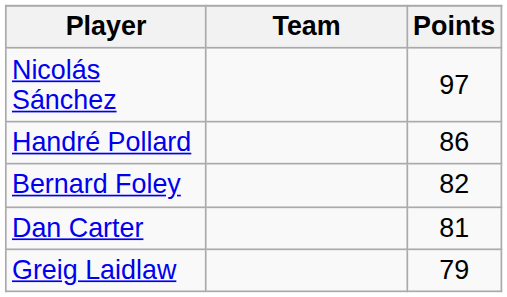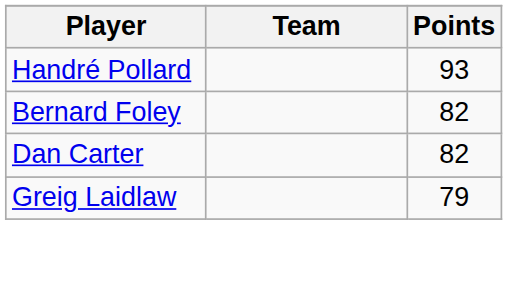- row: (64, 84)
(454, 142) 86 -> (454, 69) 93
(454, 227) 81 -> (454, 154) 82
